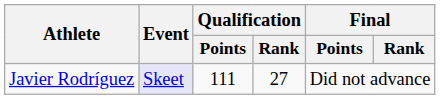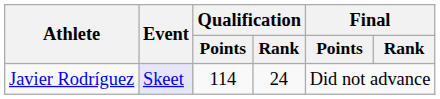(223, 79) 111 -> (223, 79) 114
(279, 79) 27 -> (279, 79) 24
